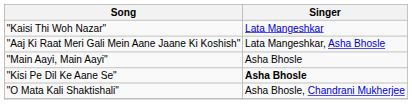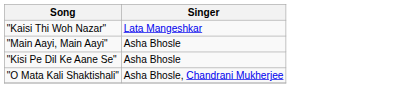- row: (124, 44)
(276, 75) bold -> (152, 59) normal
